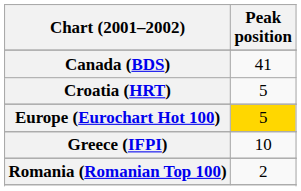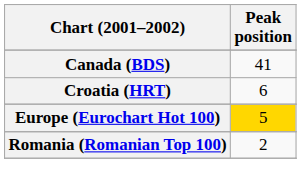(263, 90) 5 -> (263, 90) 6
- row: (118, 144)
